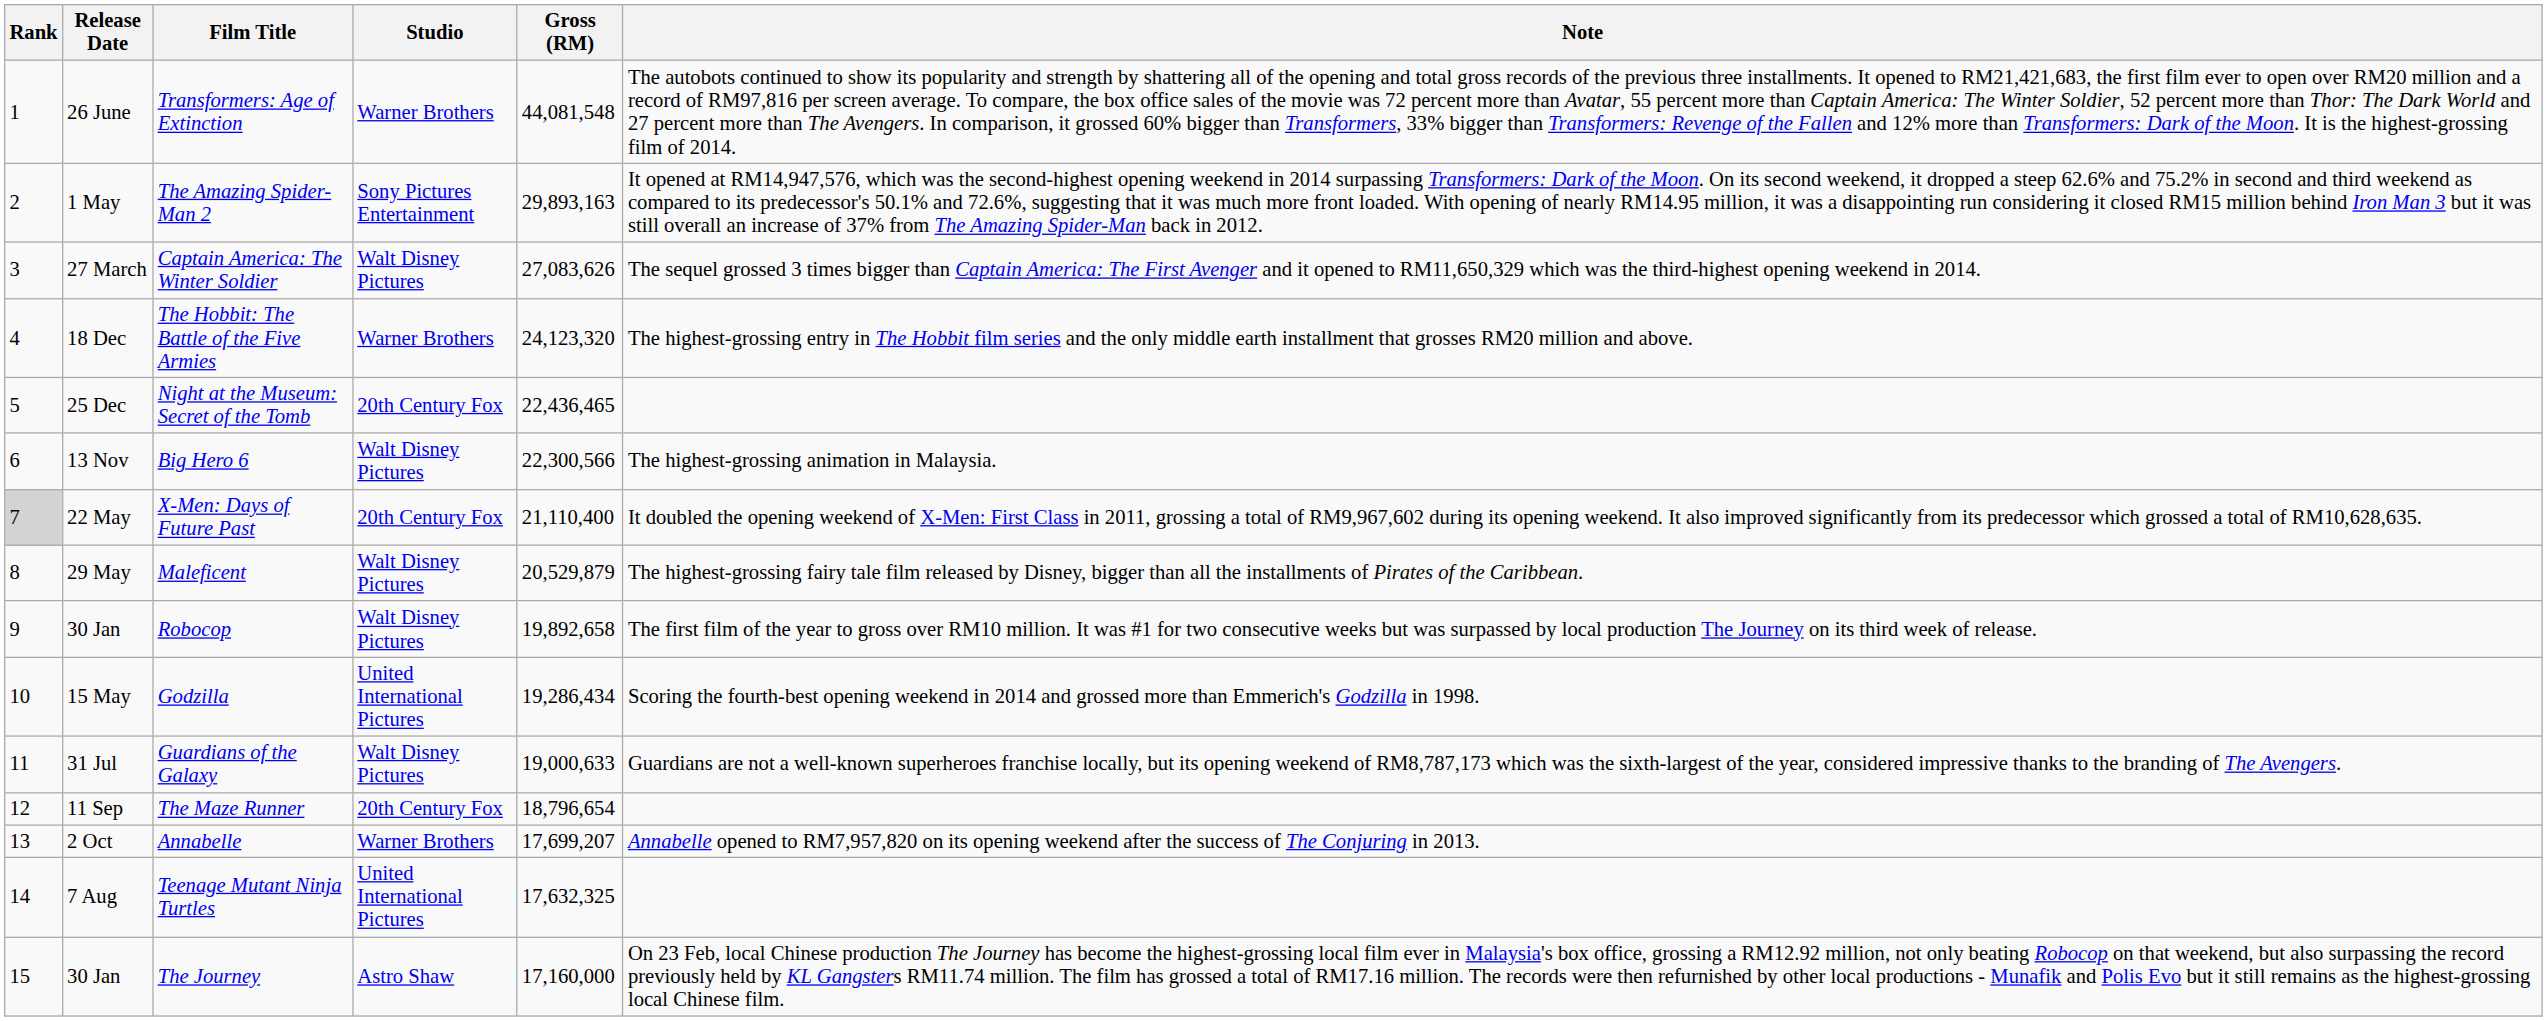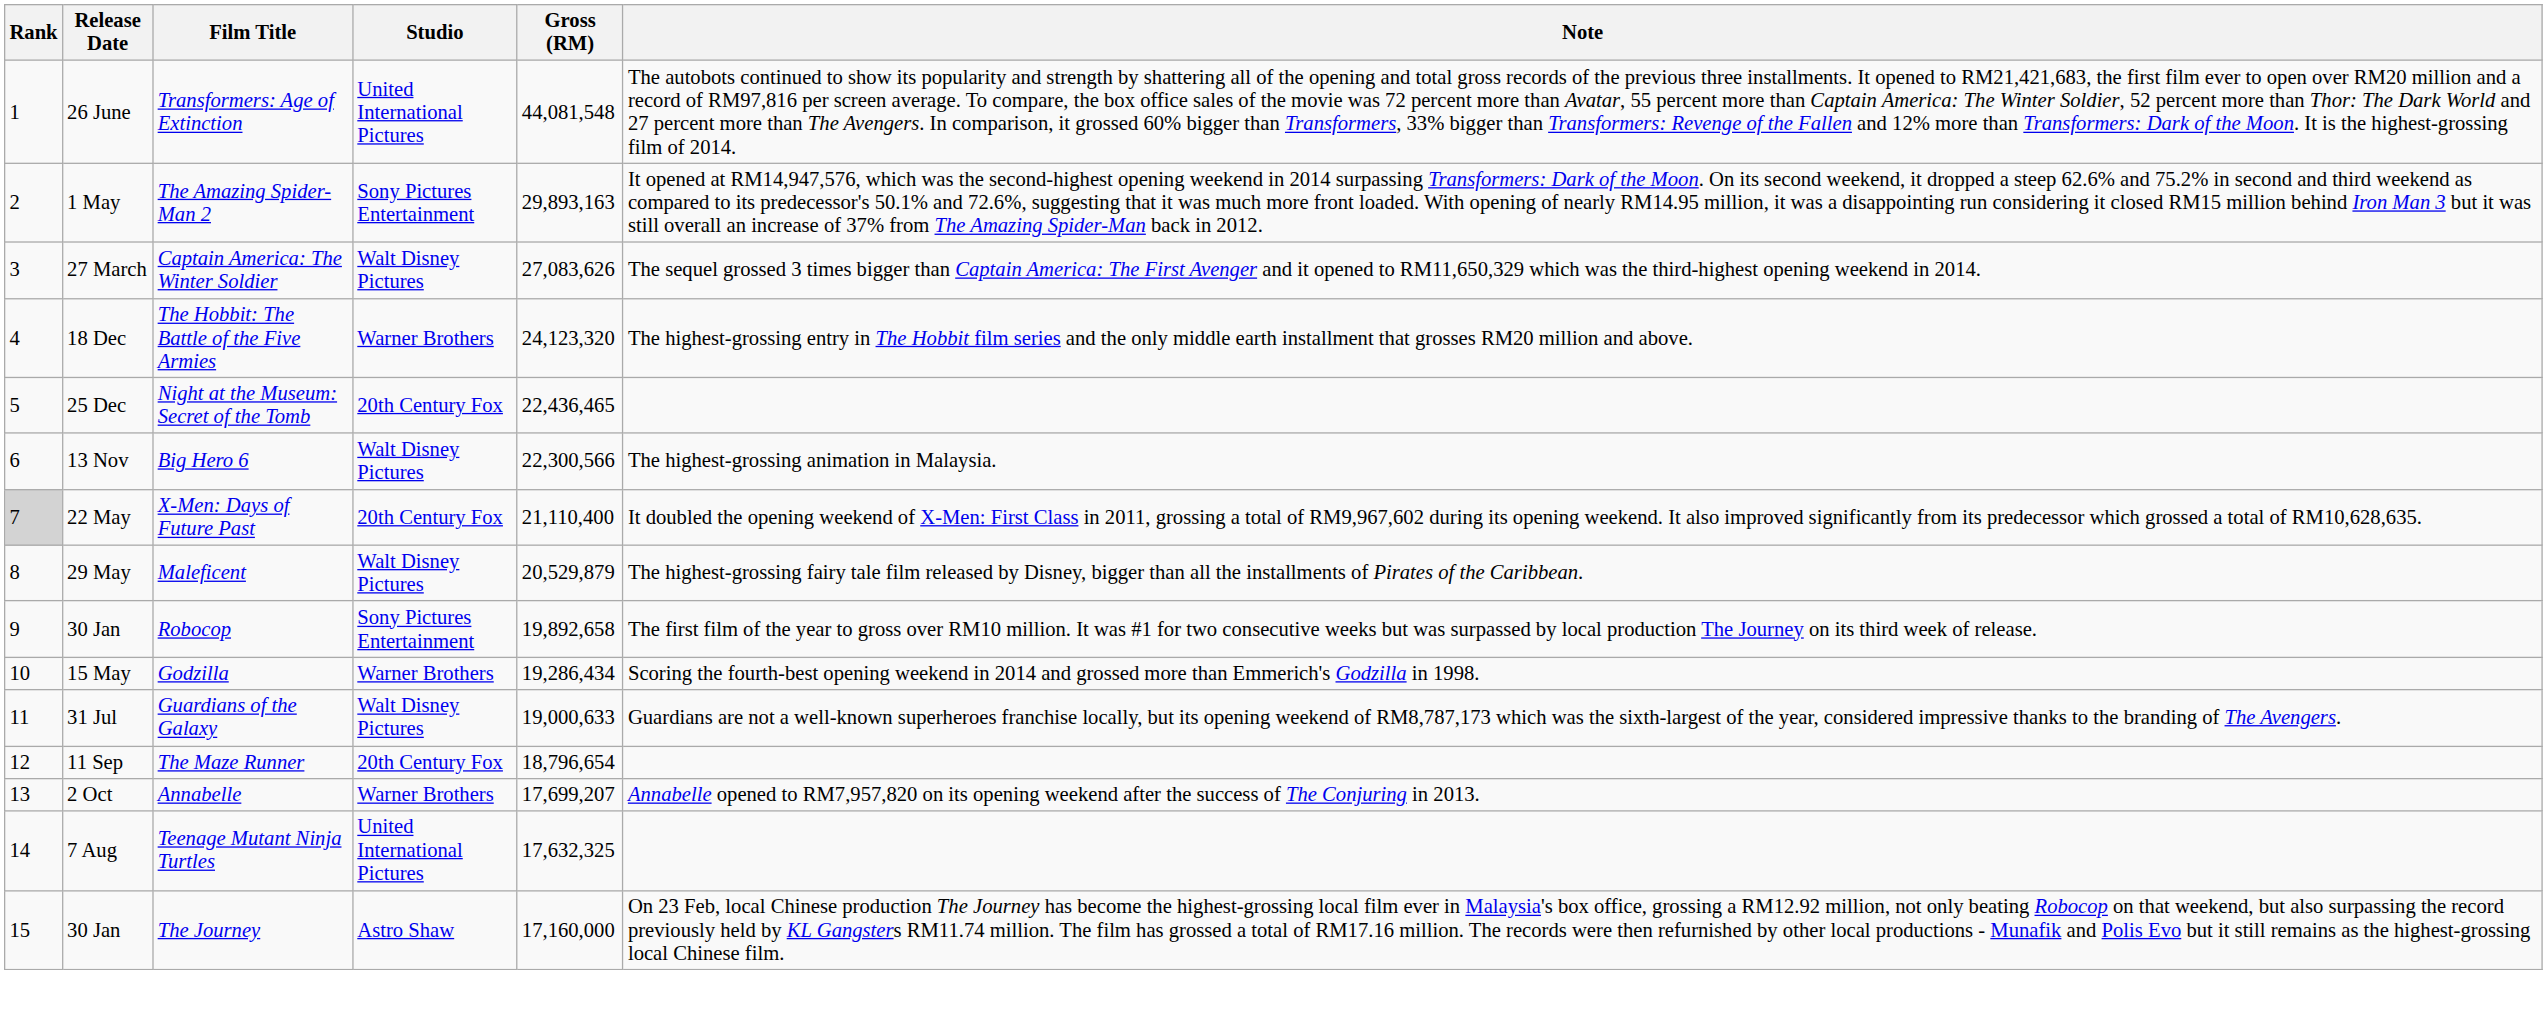(426, 111) Warner Brothers -> (410, 111) United International Pictures
(408, 628) Walt Disney Pictures -> (416, 628) Sony Pictures Entertainment
(410, 696) United International Pictures -> (426, 673) Warner Brothers
